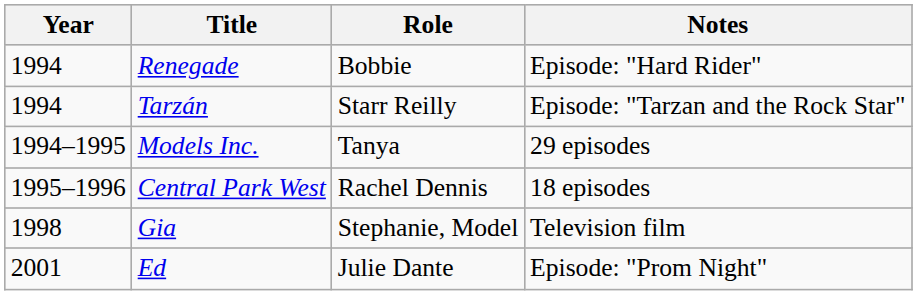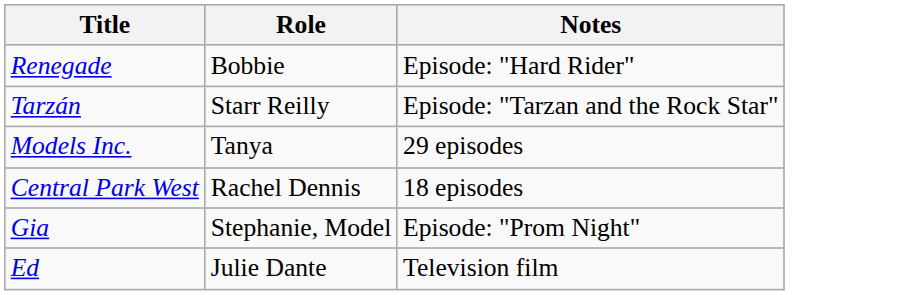- column: (68, 24)
(608, 227) Television film -> (522, 227) Episode: "Prom Night"
(649, 268) Episode: "Prom Night" -> (481, 268) Television film
